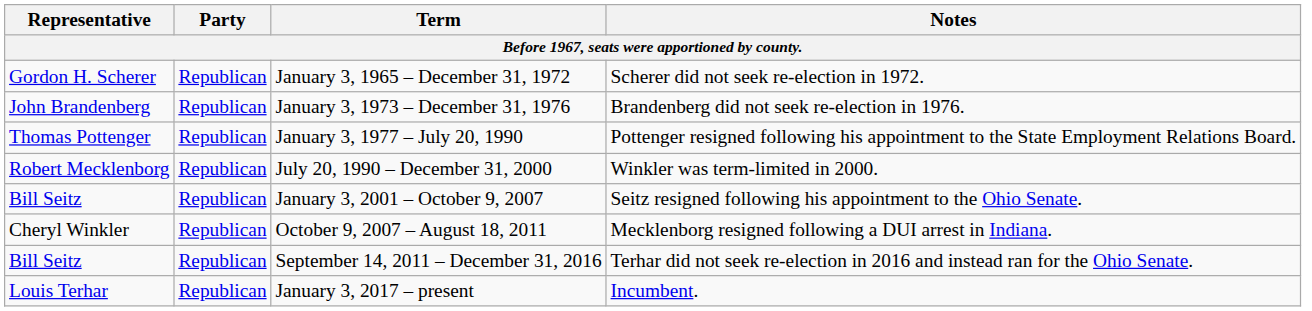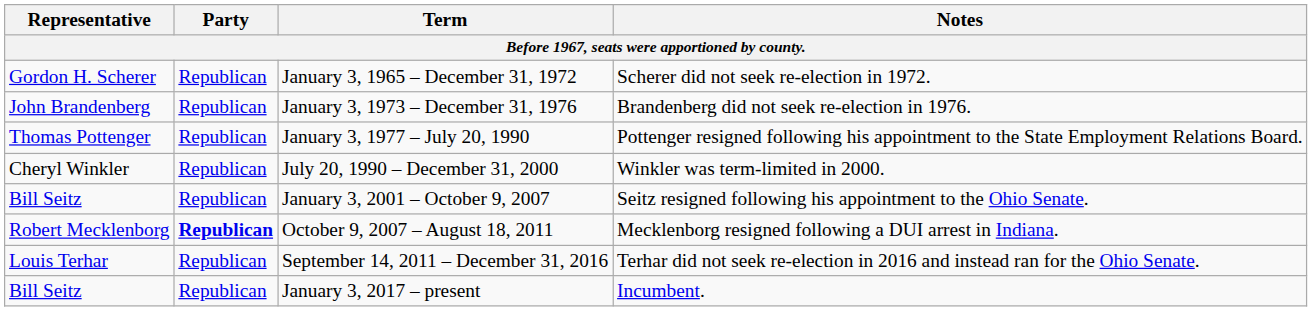(89, 168) Robert Mecklenborg -> (69, 168) Cheryl Winkler
(69, 229) Cheryl Winkler -> (89, 229) Robert Mecklenborg
(222, 229) normal -> (226, 229) bold
(45, 260) Bill Seitz -> (58, 260) Louis Terhar
(58, 291) Louis Terhar -> (45, 291) Bill Seitz
